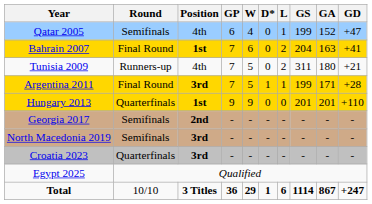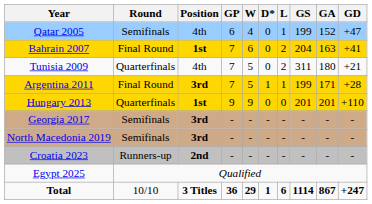(146, 66) Runners-up -> (146, 66) Quarterfinals
(200, 119) 2nd -> (200, 119) 3rd
(146, 155) Quarterfinals -> (146, 155) Runners-up
(200, 155) 3rd -> (200, 155) 2nd
